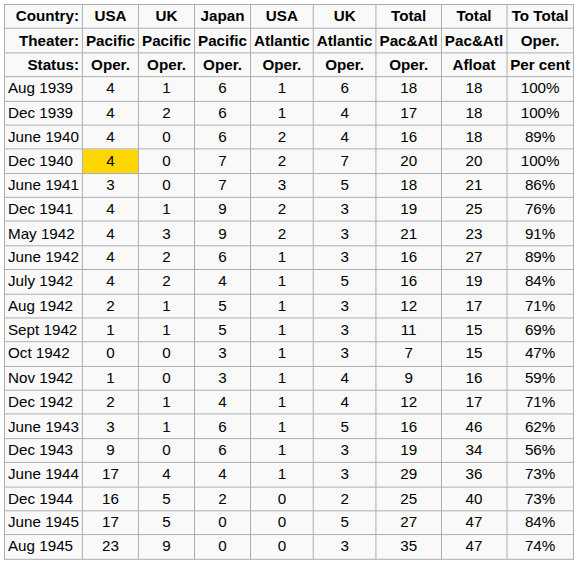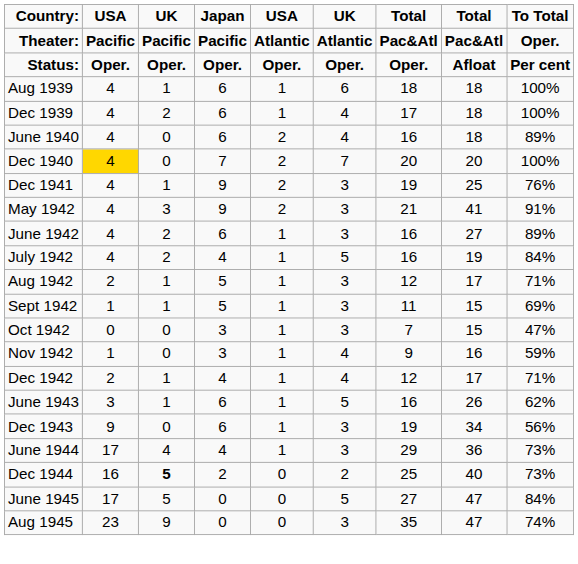- row: (43, 185)
(474, 233) 23 -> (474, 209) 41
(474, 426) 46 -> (474, 402) 26
(167, 498) normal -> (167, 474) bold
